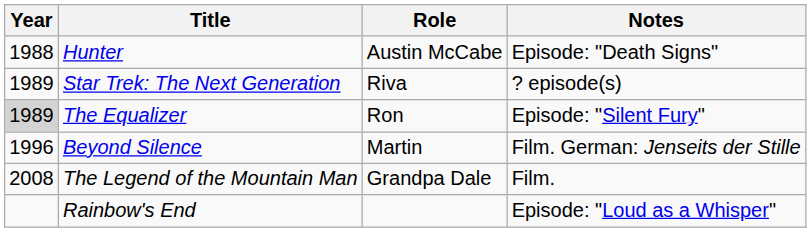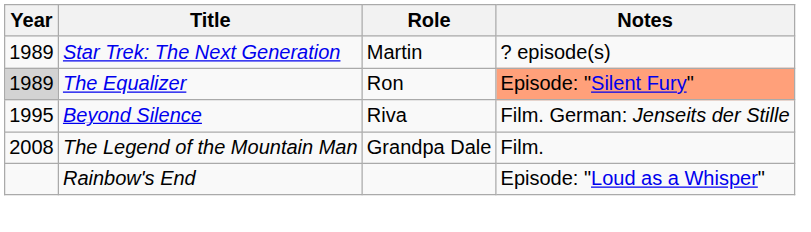- row: (93, 52)
(387, 83) Riva -> (395, 52) Martin
(608, 115) no background -> (597, 83) lightsalmon background
(31, 147) 1996 -> (31, 115) 1995
(395, 147) Martin -> (387, 115) Riva
